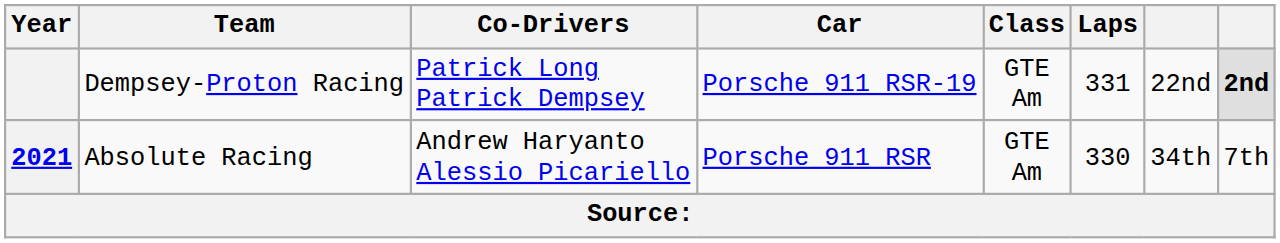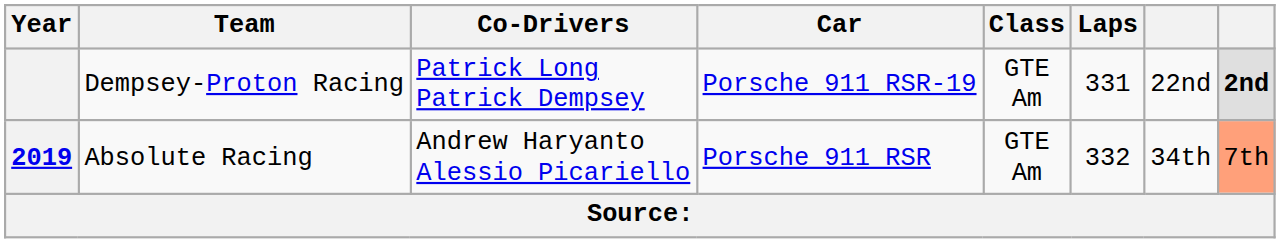(42, 157) 2021 -> (42, 157) 2019
(1108, 157) 330 -> (1108, 157) 332
(1246, 157) no background -> (1246, 157) lightsalmon background
